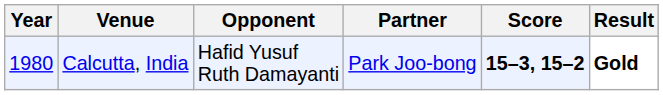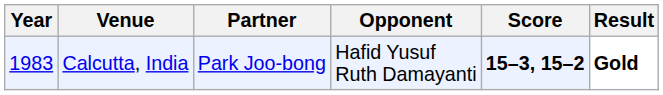columns swapped: (412, 21) <-> (268, 21)
(31, 63) 1980 -> (31, 63) 1983
